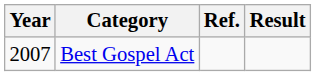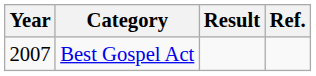columns swapped: (278, 20) <-> (222, 20)
